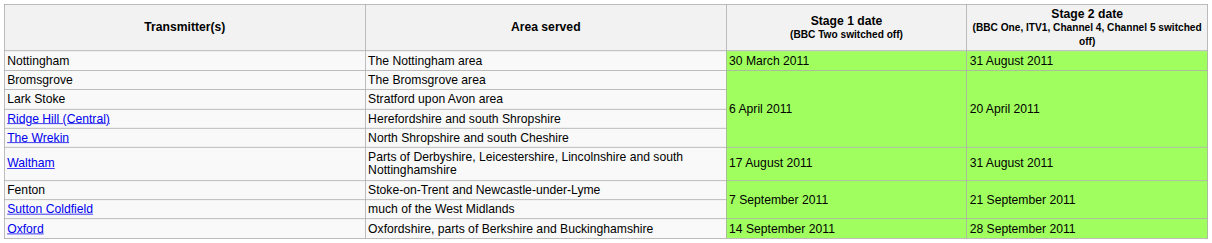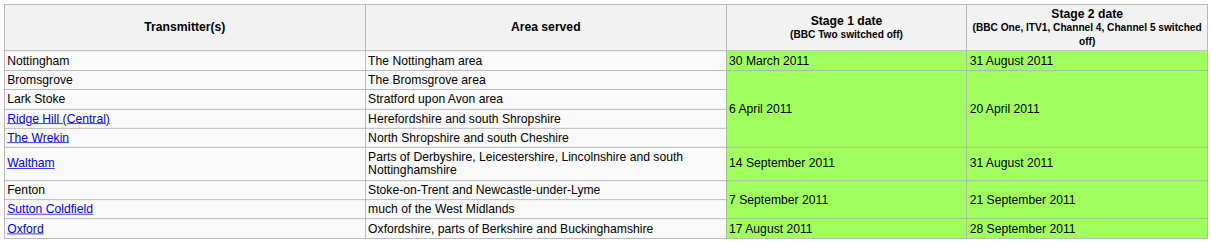(771, 164) 17 August 2011 -> (782, 164) 14 September 2011
(782, 228) 14 September 2011 -> (771, 228) 17 August 2011
